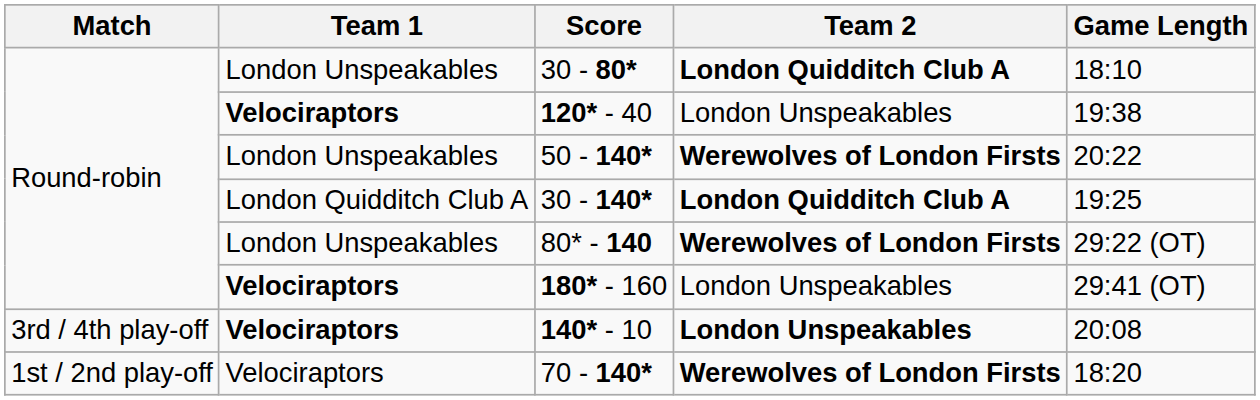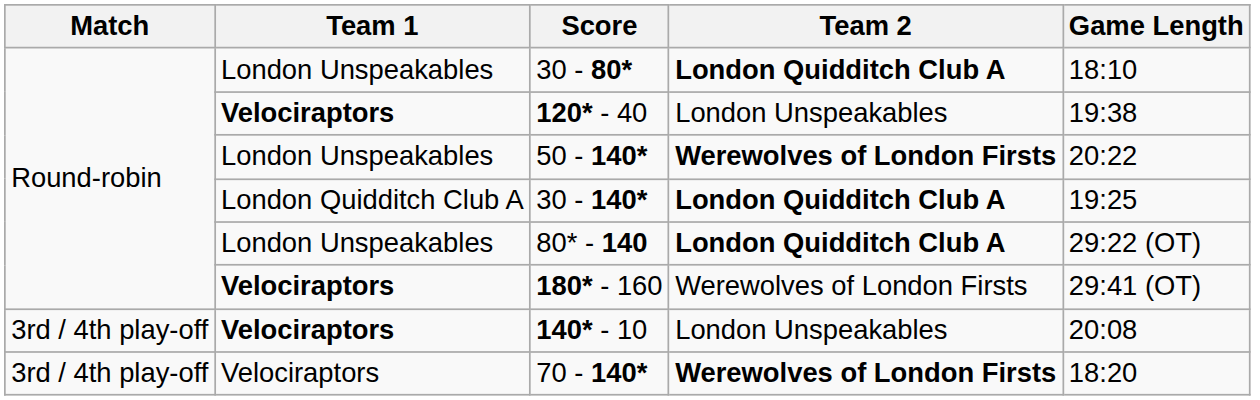(870, 243) Werewolves of London Firsts -> (840, 243) London Quidditch Club A
(816, 286) London Unspeakables -> (851, 286) Werewolves of London Firsts
(826, 329) bold -> (811, 329) normal
(112, 373) 1st / 2nd play-off -> (110, 373) 3rd / 4th play-off
